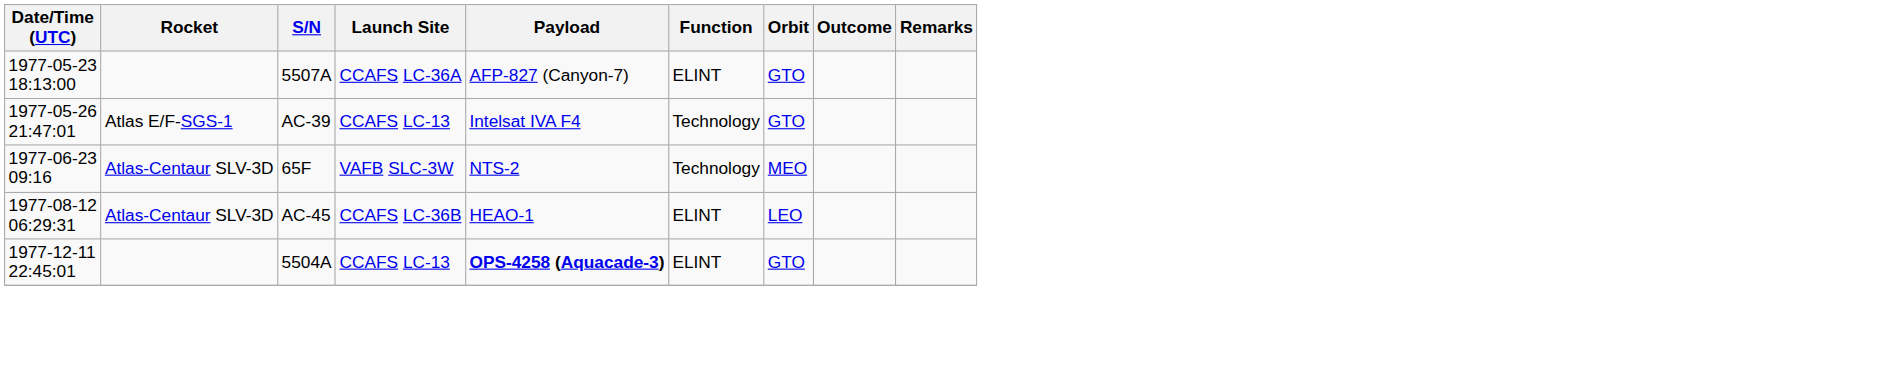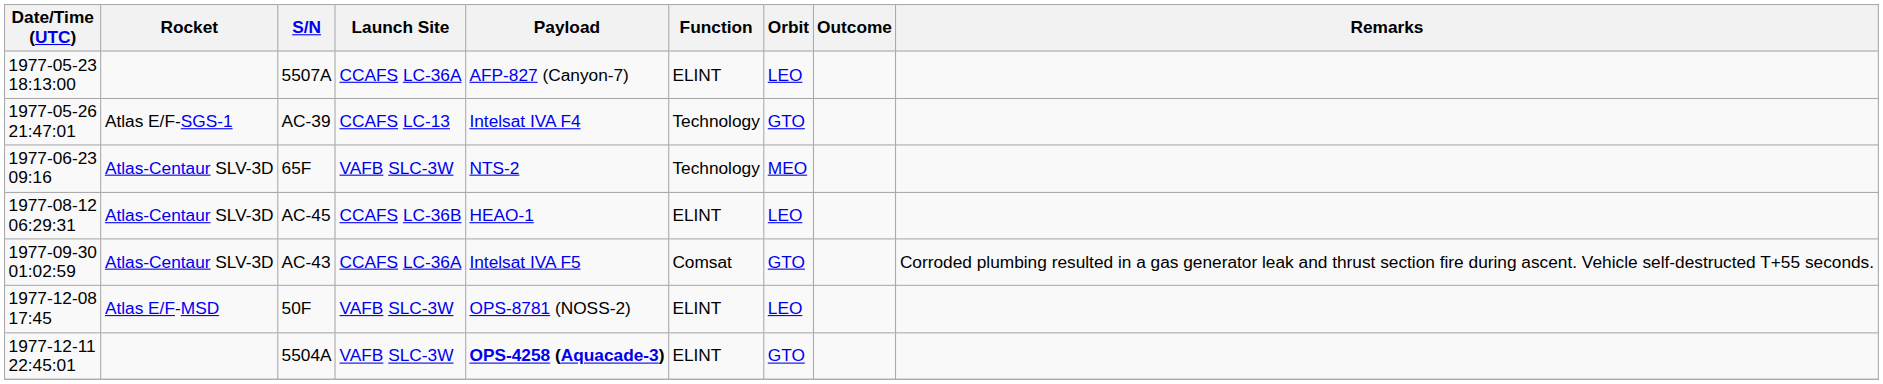(786, 74) GTO -> (785, 74) LEO
+ row: (53, 262)
+ row: (53, 308)
(395, 262) CCAFS LC-13 -> (396, 355) VAFB SLC-3W
